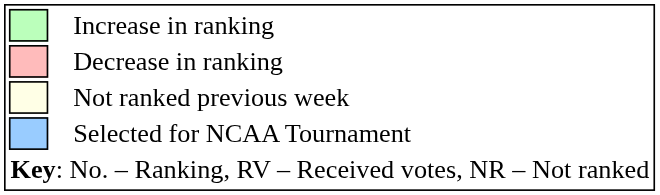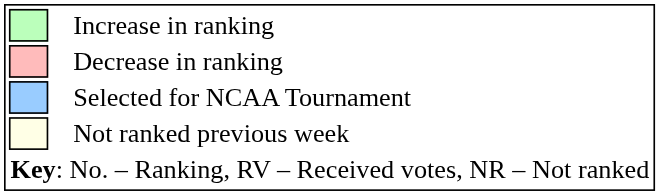rows swapped: (211, 97) <-> (242, 133)
